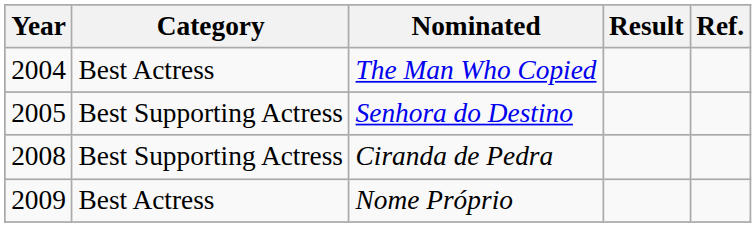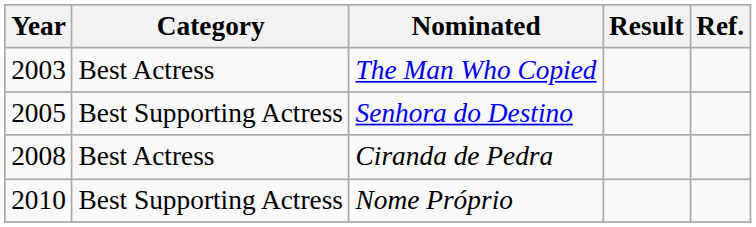(39, 69) 2004 -> (39, 69) 2003
(211, 156) Best Supporting Actress -> (147, 156) Best Actress
(39, 199) 2009 -> (39, 199) 2010
(147, 199) Best Actress -> (211, 199) Best Supporting Actress
